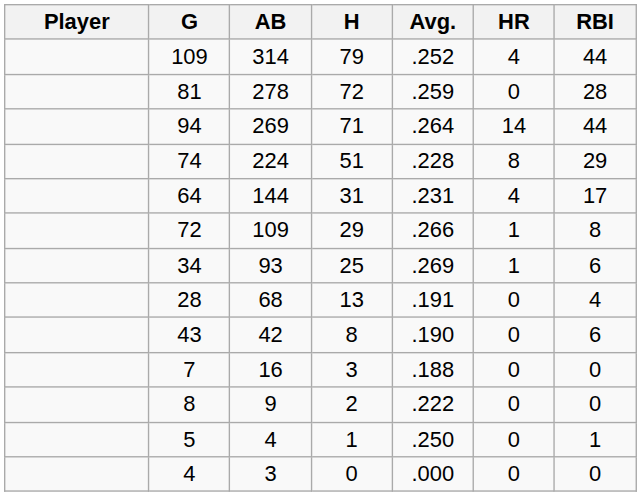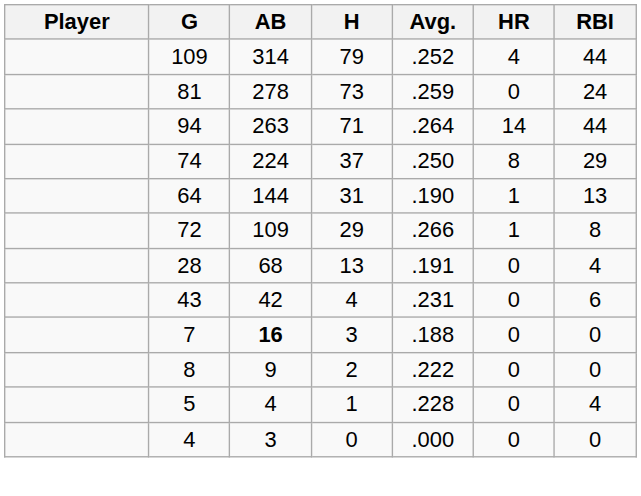(352, 91) 72 -> (352, 91) 73
(595, 91) 28 -> (595, 91) 24
(271, 126) 269 -> (271, 126) 263
(352, 160) 51 -> (352, 160) 37
(433, 160) .228 -> (433, 160) .250
(433, 195) .231 -> (433, 195) .190
(514, 195) 4 -> (514, 195) 1
(595, 195) 17 -> (595, 195) 13
- row: (189, 265)
(352, 334) 8 -> (352, 299) 4
(433, 334) .190 -> (433, 299) .231
(271, 369) normal -> (271, 334) bold
(433, 439) .250 -> (433, 404) .228
(595, 439) 1 -> (595, 404) 4
